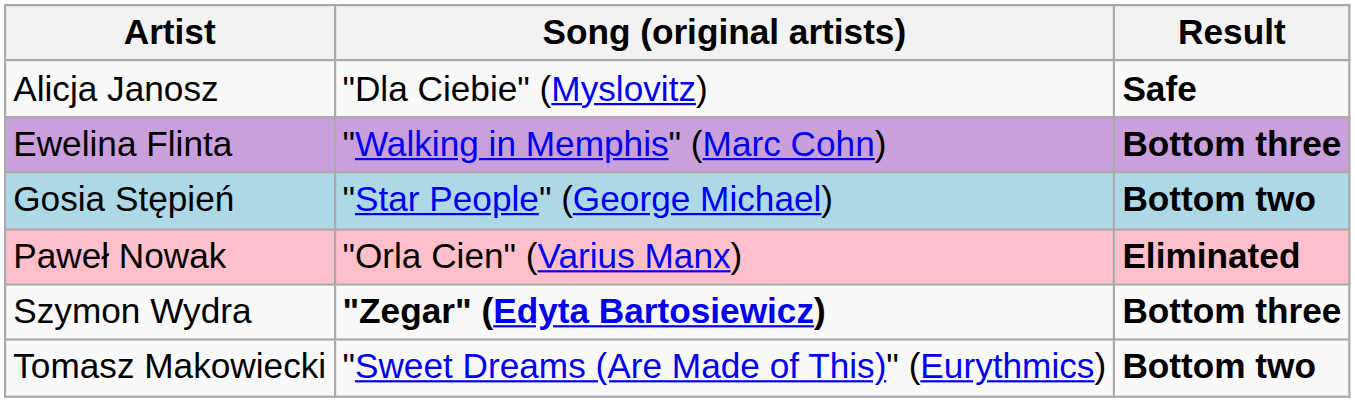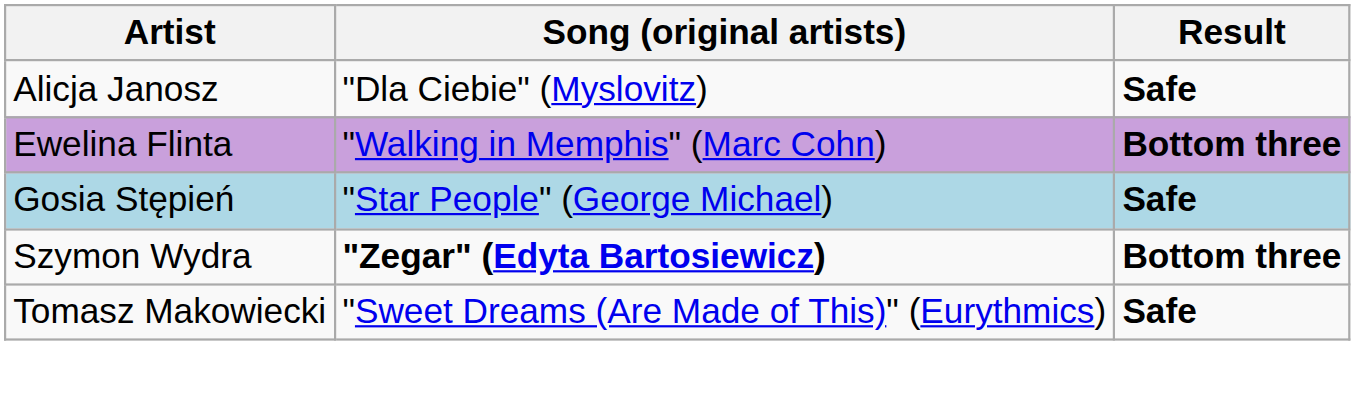(1219, 199) Bottom two -> (1160, 199) Safe
- row: (120, 255)
(1219, 367) Bottom two -> (1160, 311) Safe
